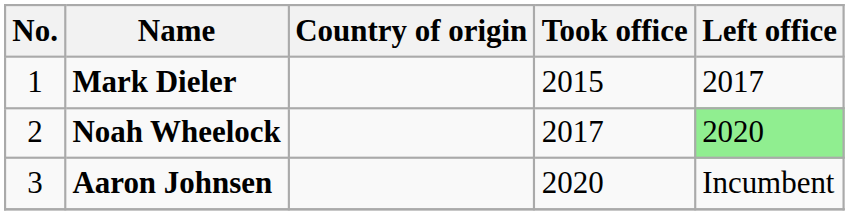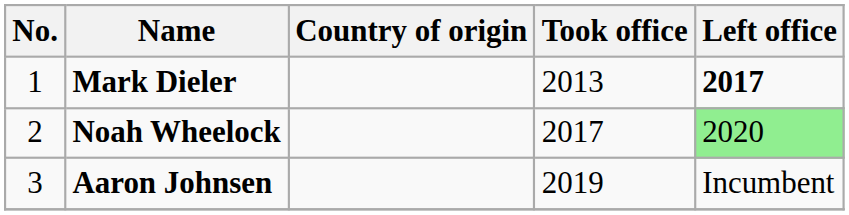(573, 81) 2015 -> (573, 81) 2013
(733, 81) normal -> (733, 81) bold
(573, 183) 2020 -> (573, 183) 2019
